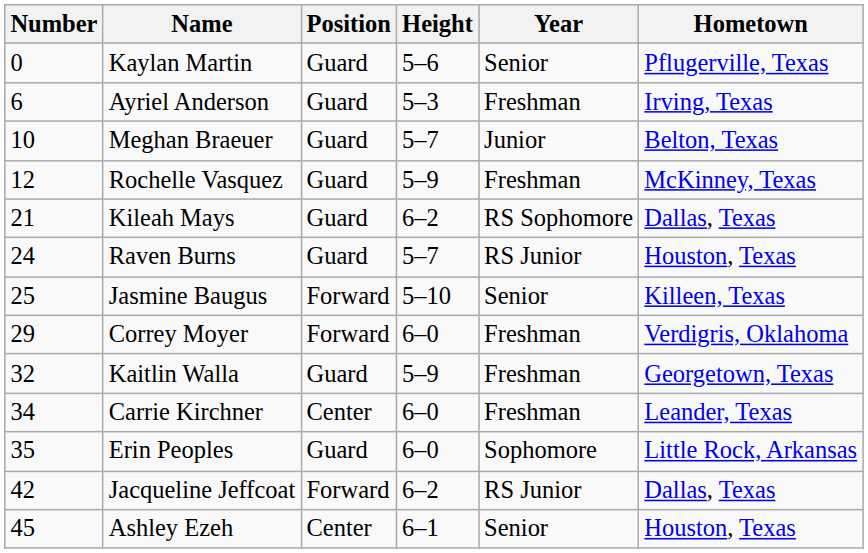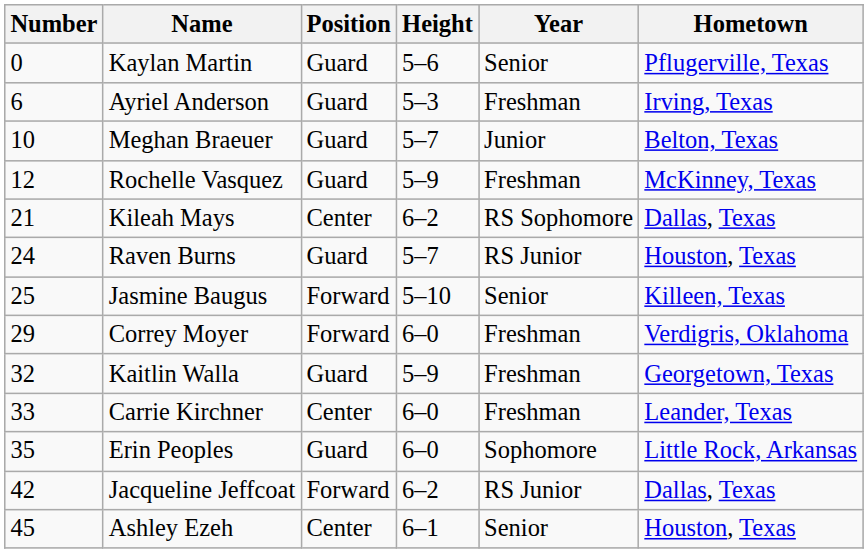(337, 218) Guard -> (339, 218) Center
(23, 412) 34 -> (23, 412) 33
